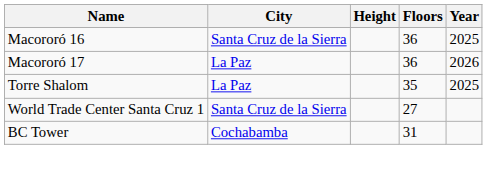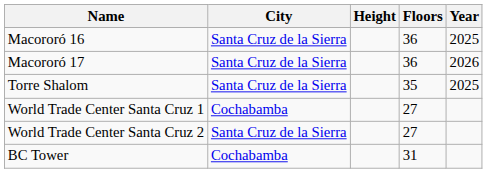(231, 62) La Paz -> (279, 62) Santa Cruz de la Sierra
(231, 86) La Paz -> (279, 86) Santa Cruz de la Sierra
(279, 109) Santa Cruz de la Sierra -> (249, 109) Cochabamba
+ row: (106, 132)
